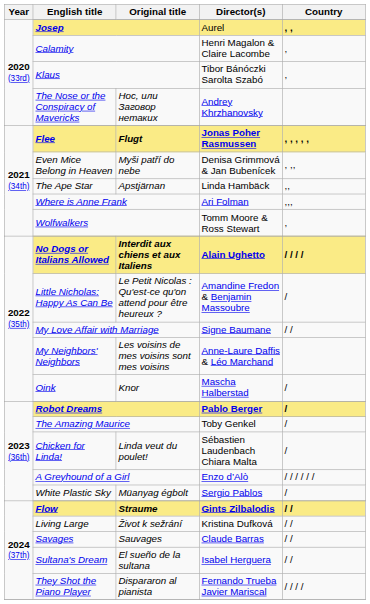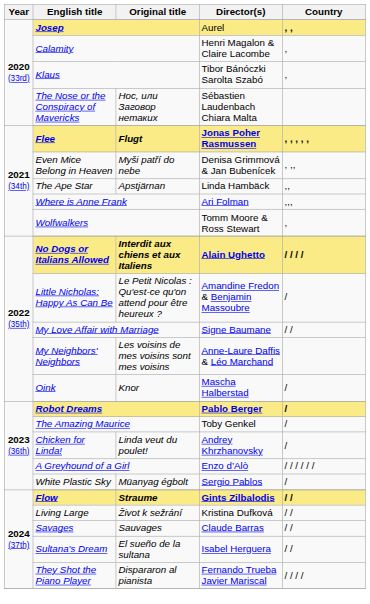(232, 107) Andrey Khrzhanovsky -> (229, 107) Sébastien Laudenbach Chiara Malta
(229, 451) Sébastien Laudenbach Chiara Malta -> (232, 445) Andrey Khrzhanovsky
